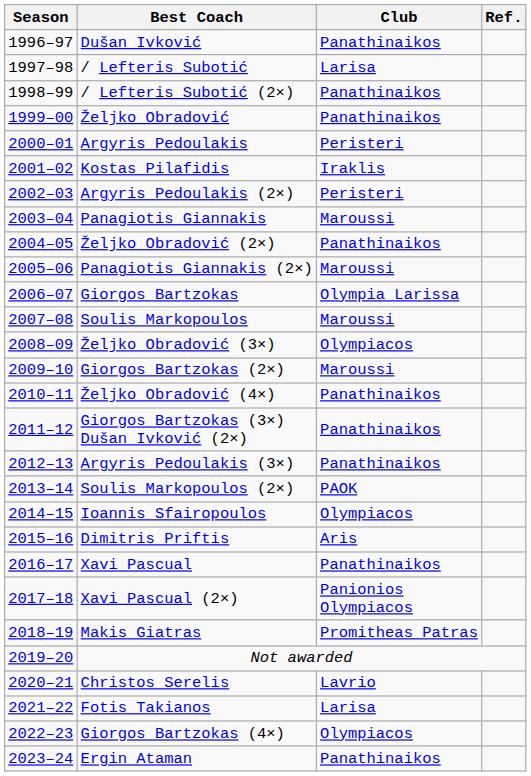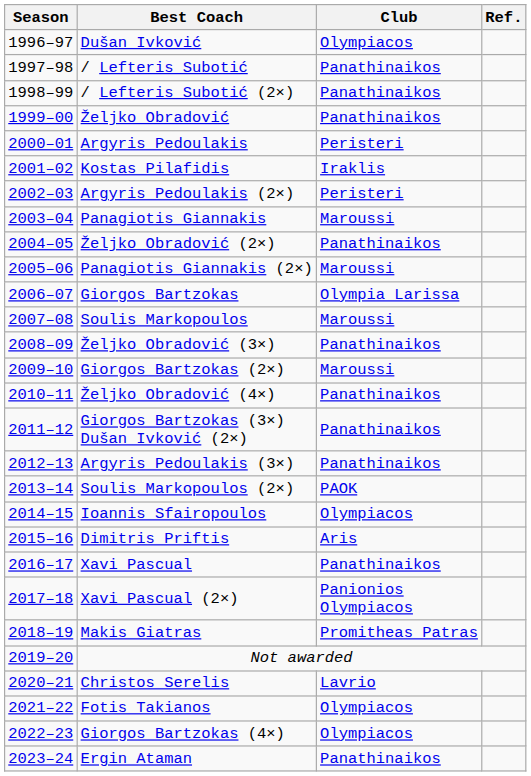(380, 42) Panathinaikos -> (367, 42) Olympiacos
(348, 68) Larisa -> (380, 68) Panathinaikos
(367, 345) Olympiacos -> (380, 345) Panathinaikos
(348, 708) Larisa -> (367, 708) Olympiacos
